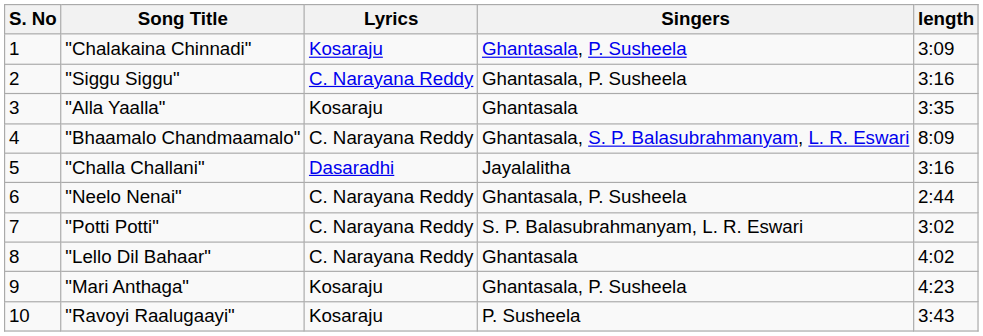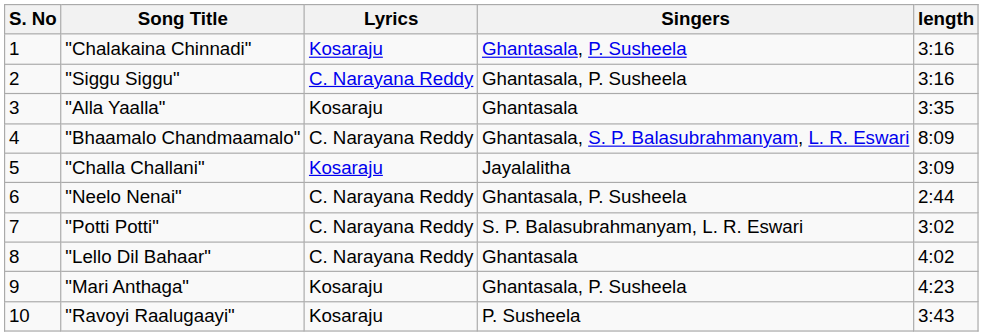(936, 49) 3:09 -> (936, 49) 3:16
(352, 167) Dasaradhi -> (346, 167) Kosaraju
(936, 167) 3:16 -> (936, 167) 3:09
